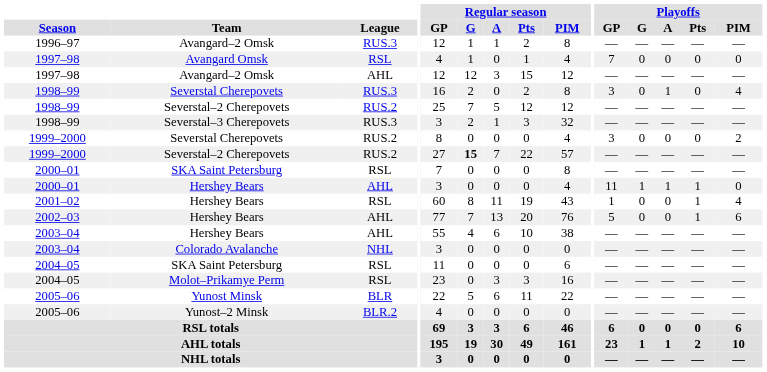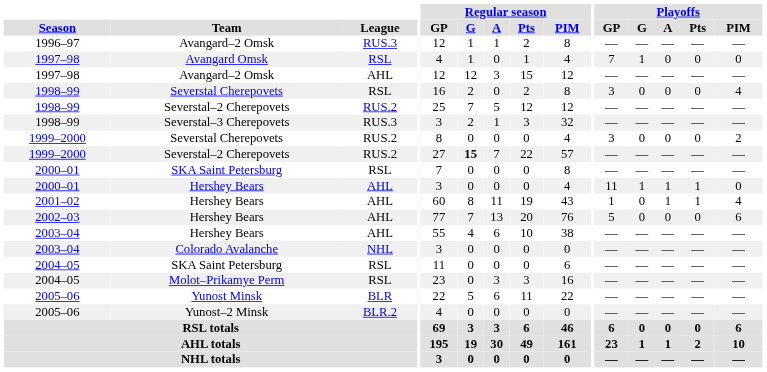(642, 59) 0 -> (642, 59) 1
(380, 91) RUS.3 -> (380, 91) RSL
(668, 91) 1 -> (668, 91) 0
(380, 201) RSL -> (380, 201) AHL
(668, 201) 0 -> (668, 201) 1
(698, 217) 1 -> (698, 217) 0
